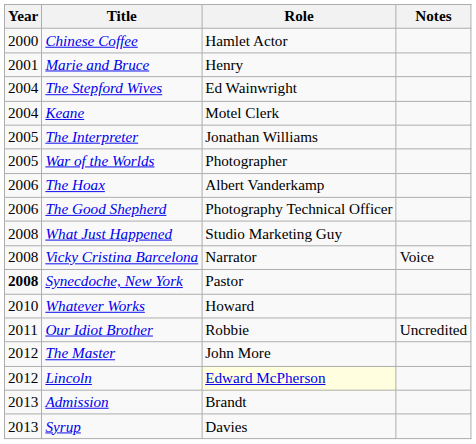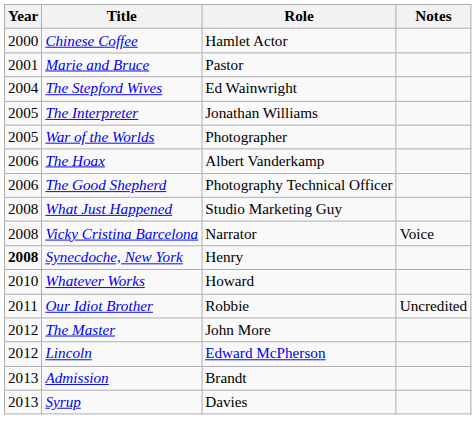(224, 64) Henry -> (224, 64) Pastor
- row: (65, 112)
(224, 281) Pastor -> (224, 257) Henry
(265, 378) lightyellow background -> (265, 354) no background
